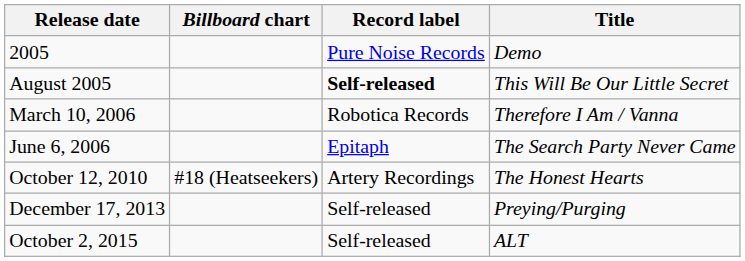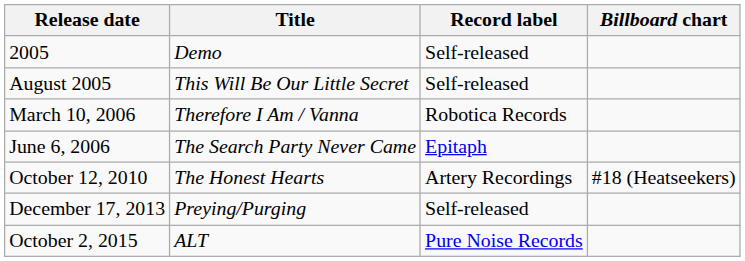columns swapped: (615, 20) <-> (246, 20)
(406, 51) Pure Noise Records -> (477, 51) Self-released
(381, 83) bold -> (477, 83) normal
(379, 240) Self-released -> (504, 240) Pure Noise Records
